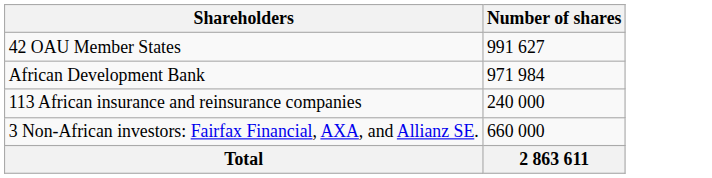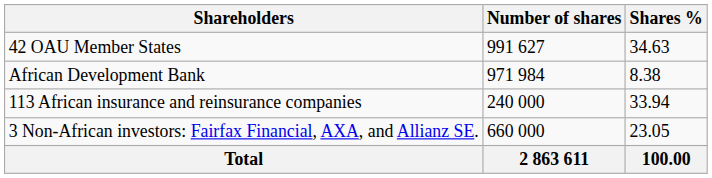+ column: (666, 18)
